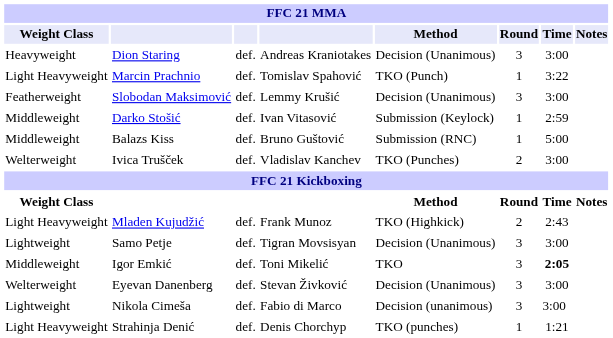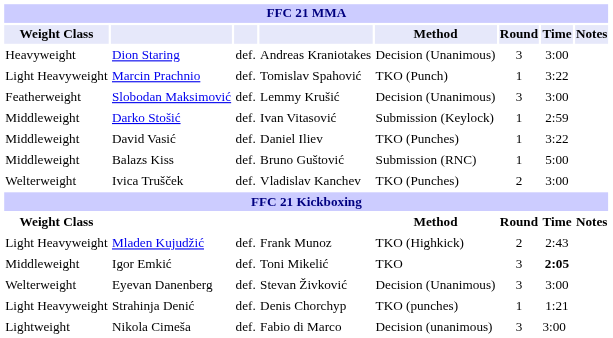+ row: (144, 138)
- row: (142, 243)
rows swapped: (153, 327) <-> (151, 306)
